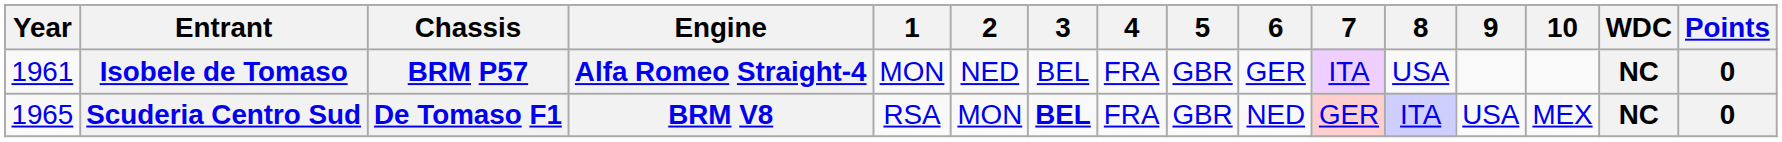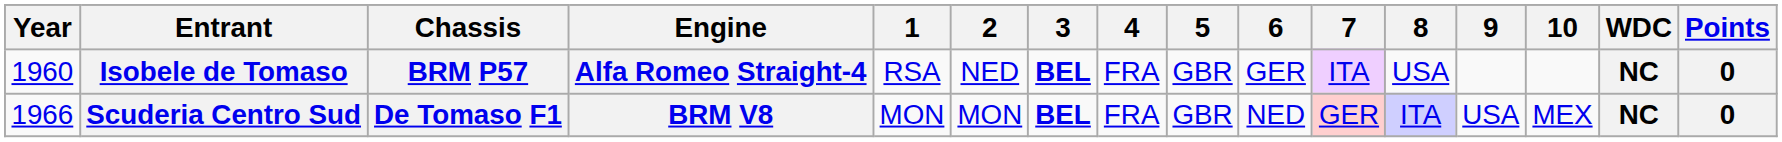(42, 71) 1961 -> (42, 71) 1960
(912, 71) MON -> (912, 71) RSA
(1063, 71) normal -> (1063, 71) bold
(42, 115) 1965 -> (42, 115) 1966
(912, 115) RSA -> (912, 115) MON
